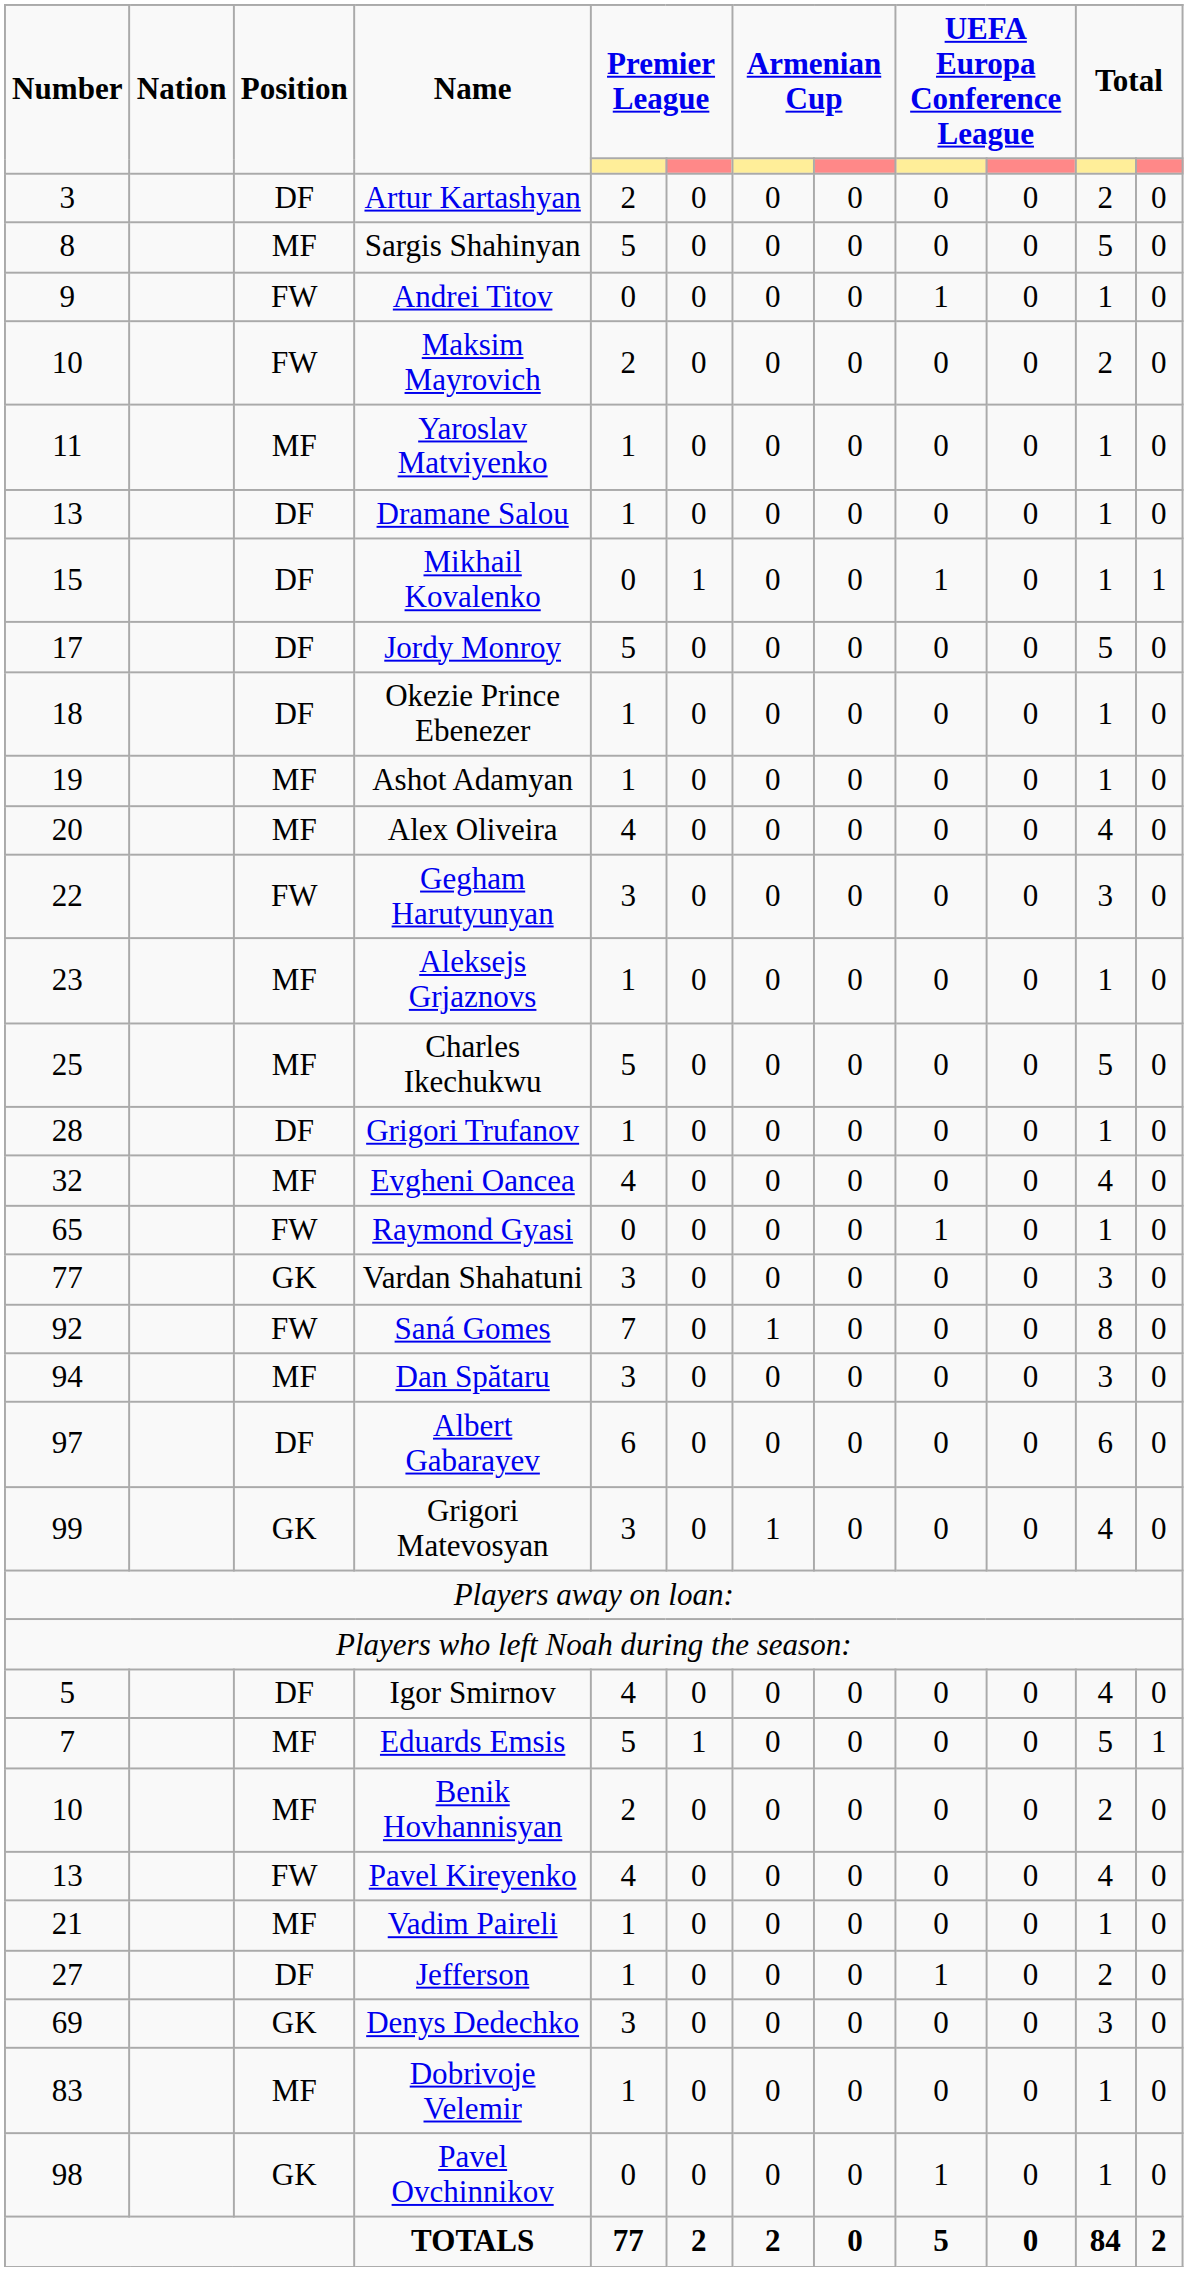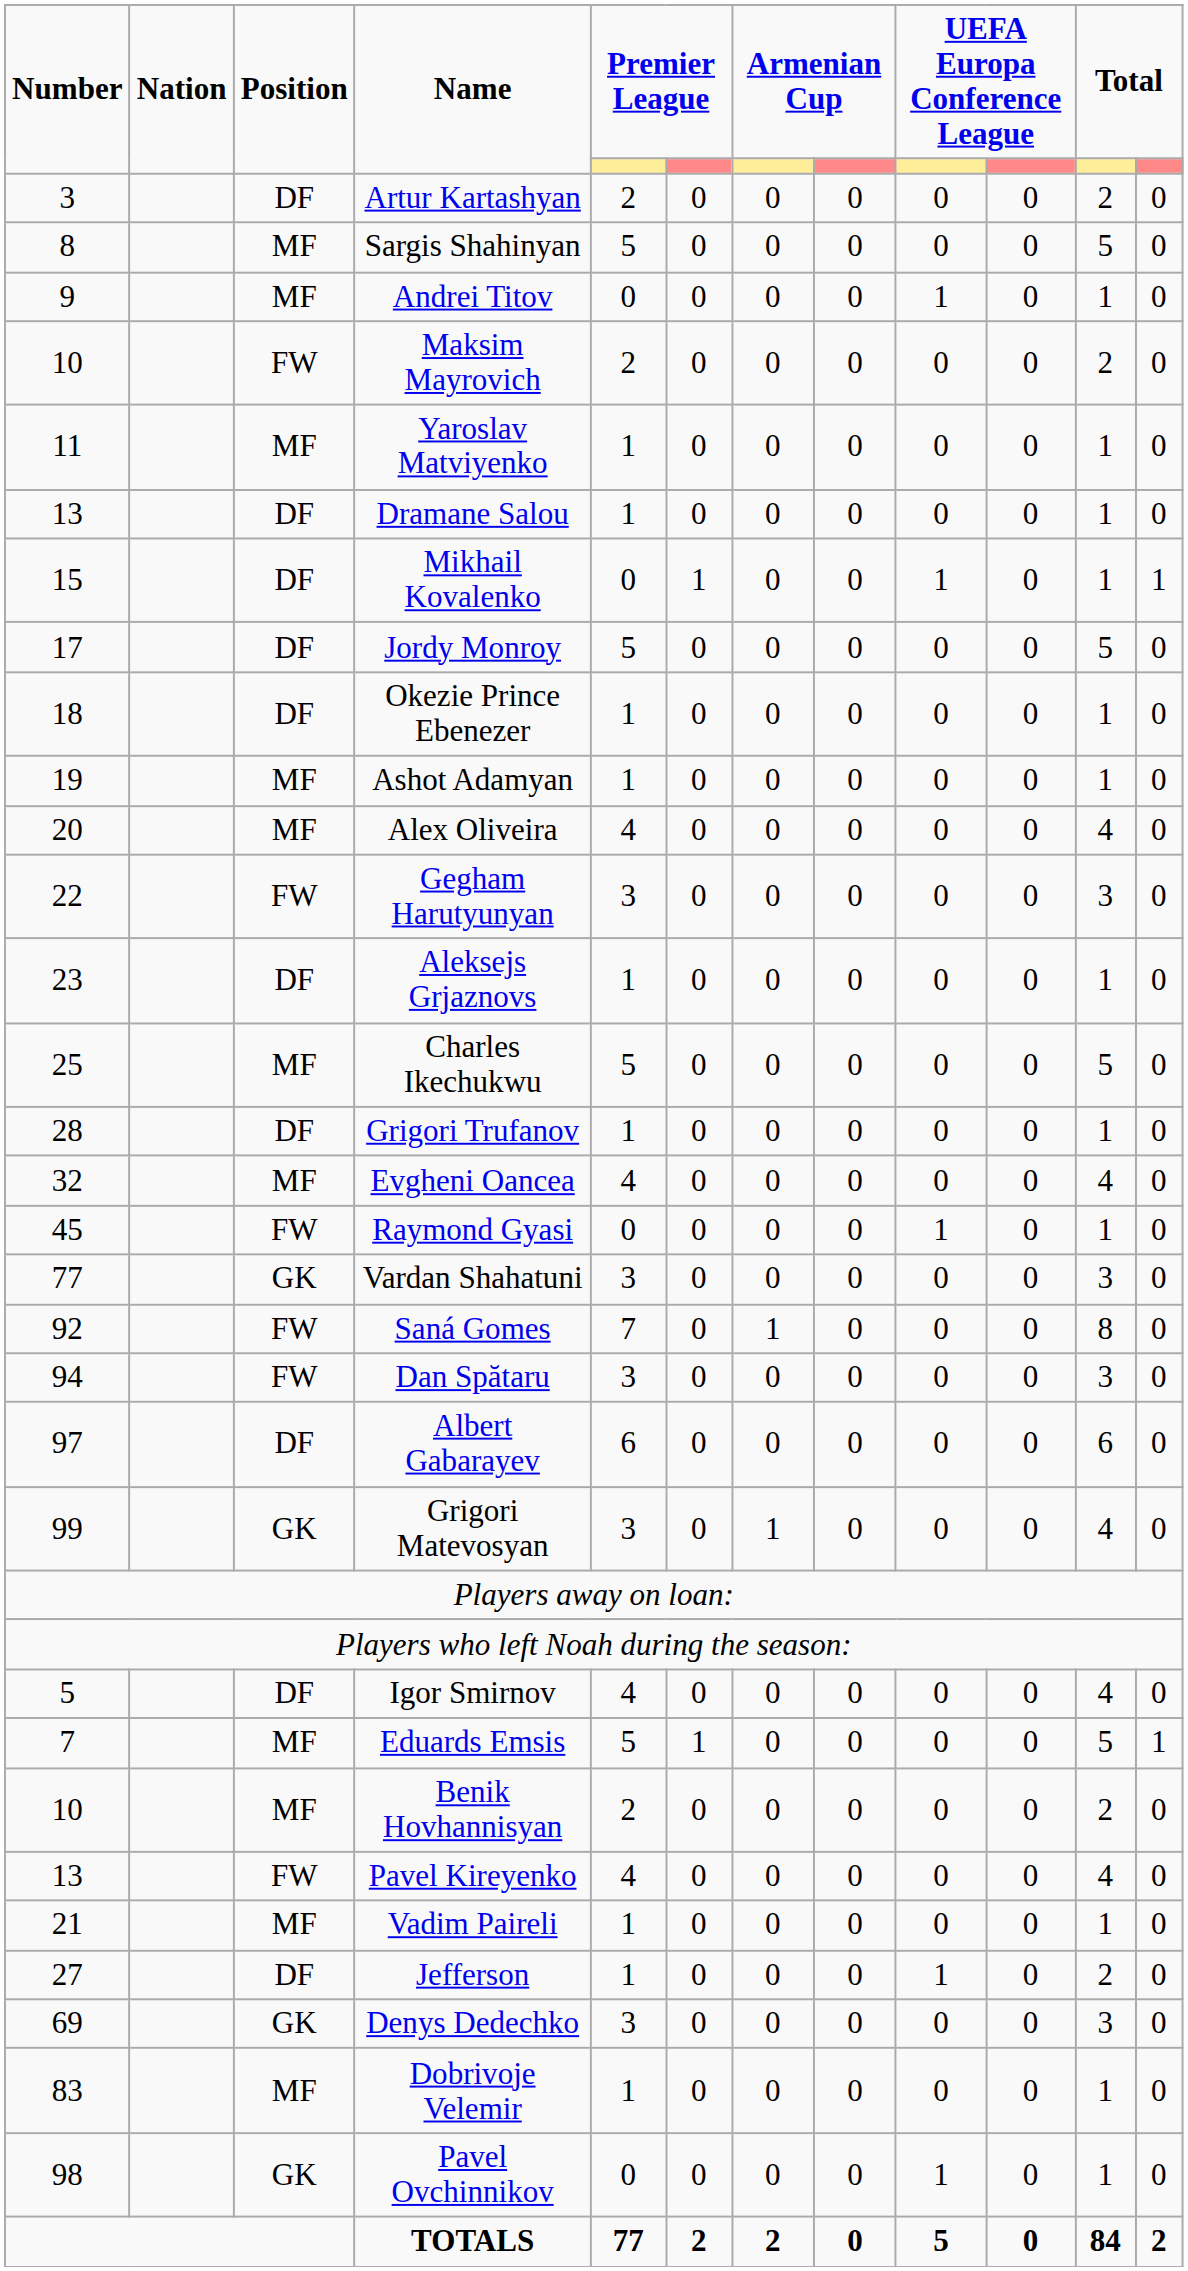(294, 295) FW -> (294, 295) MF
(294, 980) MF -> (294, 980) DF
(67, 1229) 65 -> (67, 1229) 45
(294, 1377) MF -> (294, 1377) FW
